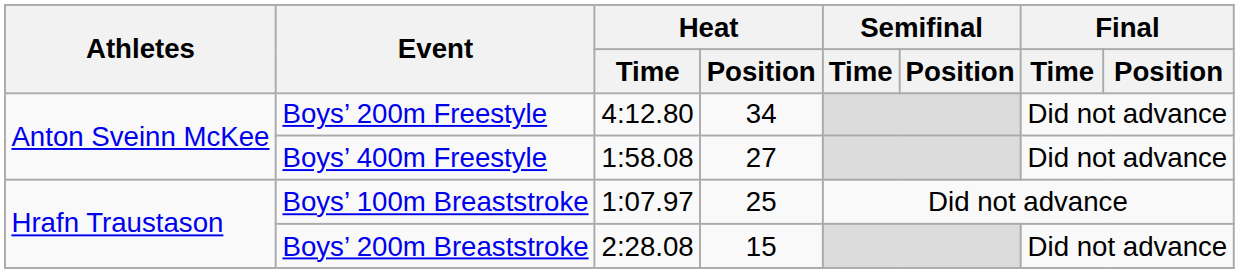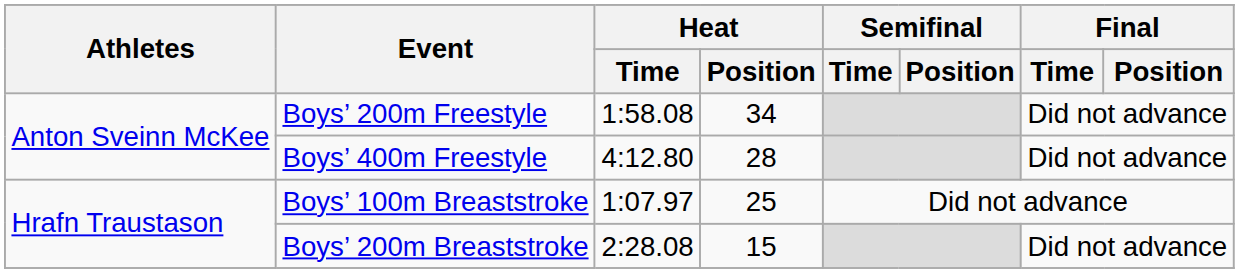(648, 115) 4:12.80 -> (648, 115) 1:58.08
(648, 158) 1:58.08 -> (648, 158) 4:12.80
(761, 158) 27 -> (761, 158) 28
